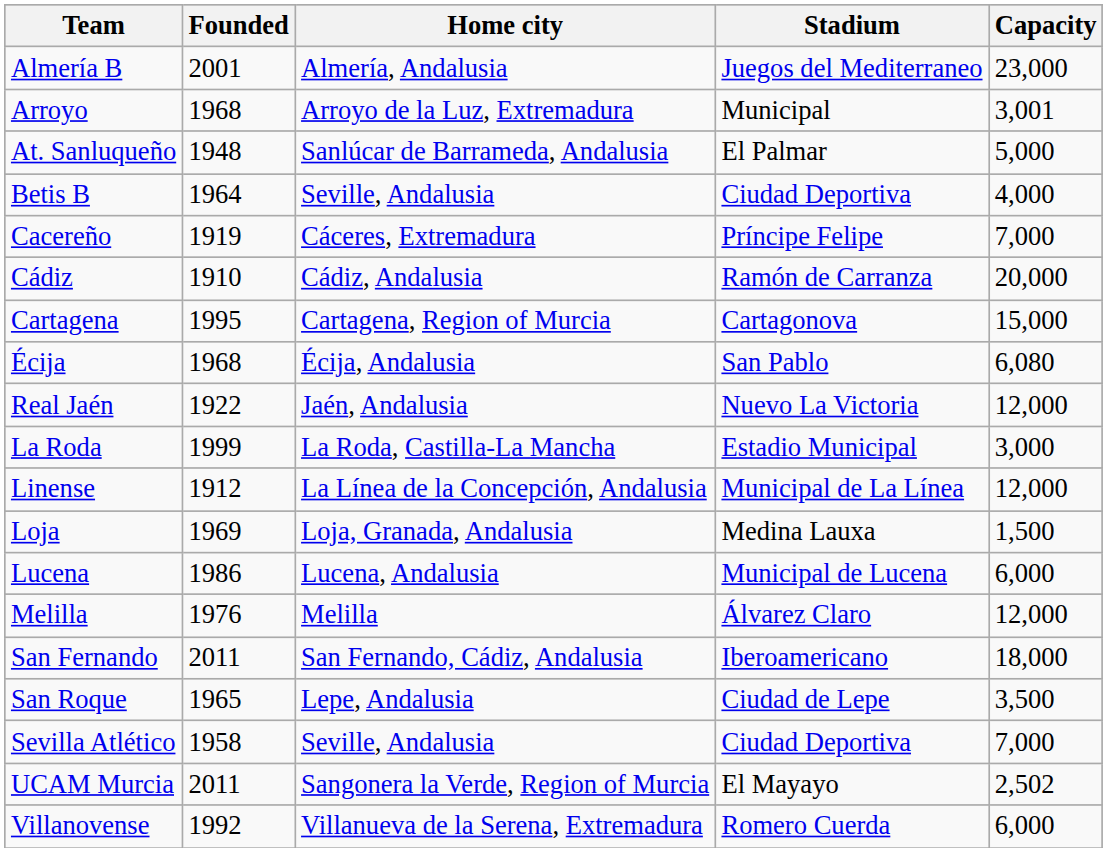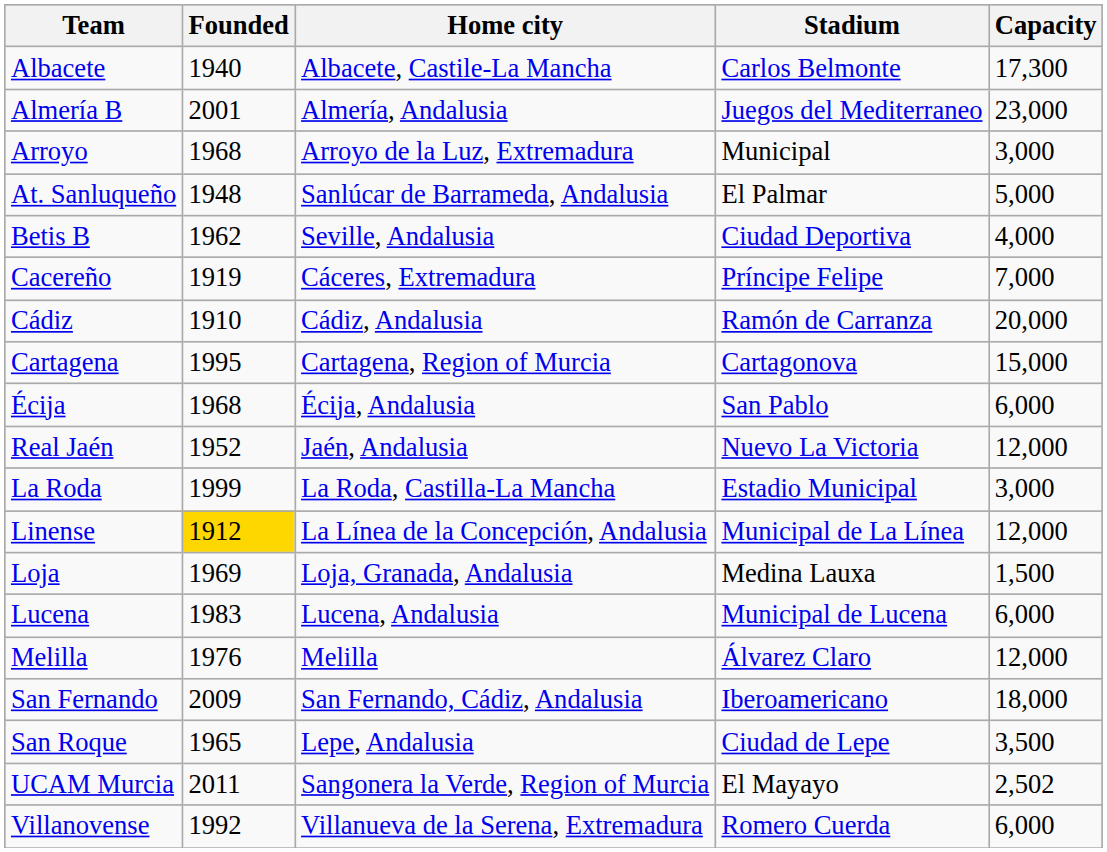+ row: (58, 67)
(1025, 109) 3,001 -> (1025, 151) 3,000
(215, 194) 1964 -> (215, 236) 1962
(1025, 362) 6,080 -> (1025, 404) 6,000
(215, 404) 1922 -> (215, 446) 1952
(215, 488) no background -> (215, 531) gold background
(215, 573) 1986 -> (215, 615) 1983
(215, 657) 2011 -> (215, 699) 2009
- row: (93, 741)
